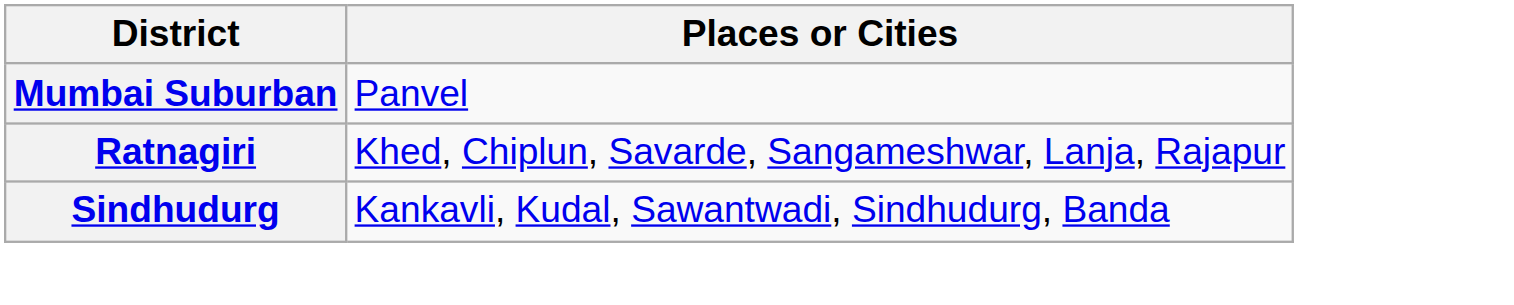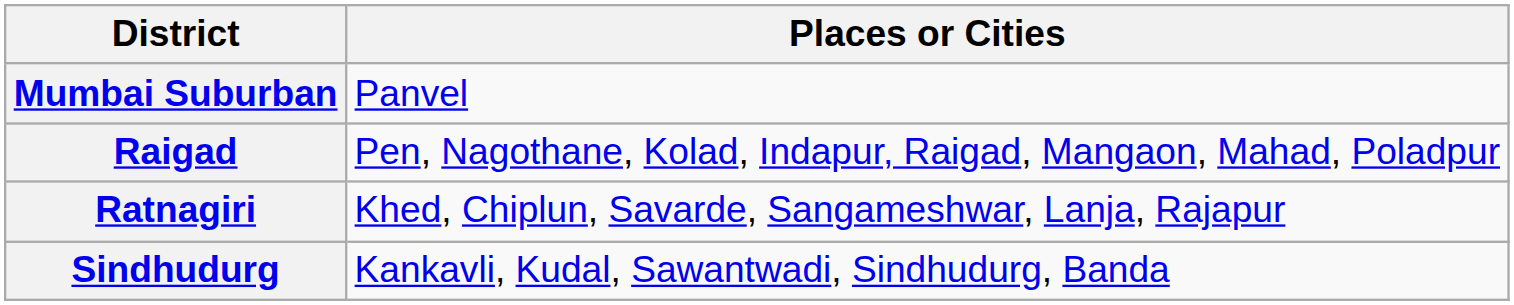+ row: (176, 151)
